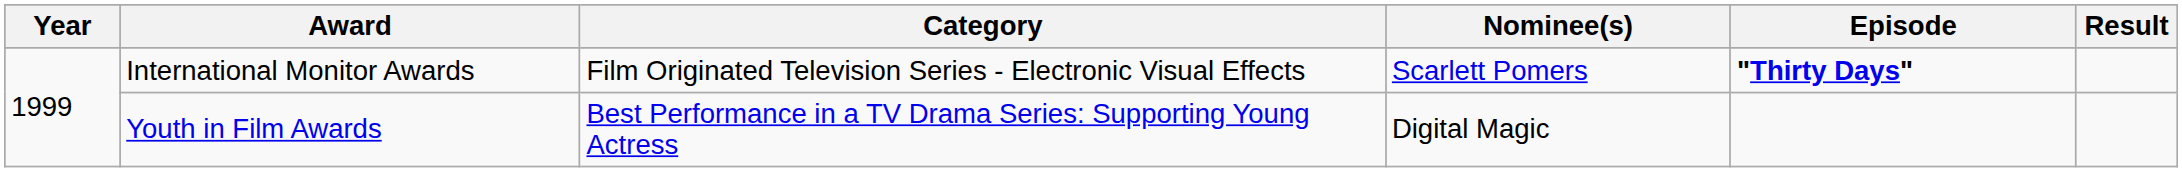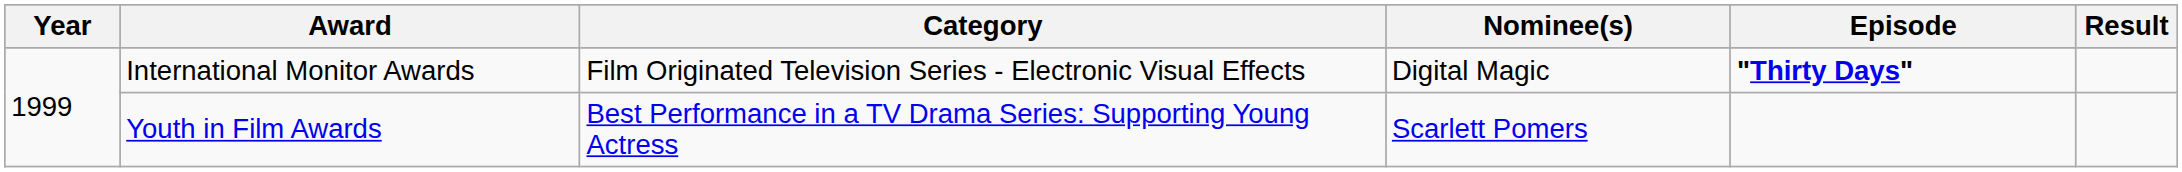(1490, 69) Scarlett Pomers -> (1471, 69) Digital Magic
(1471, 129) Digital Magic -> (1490, 129) Scarlett Pomers
